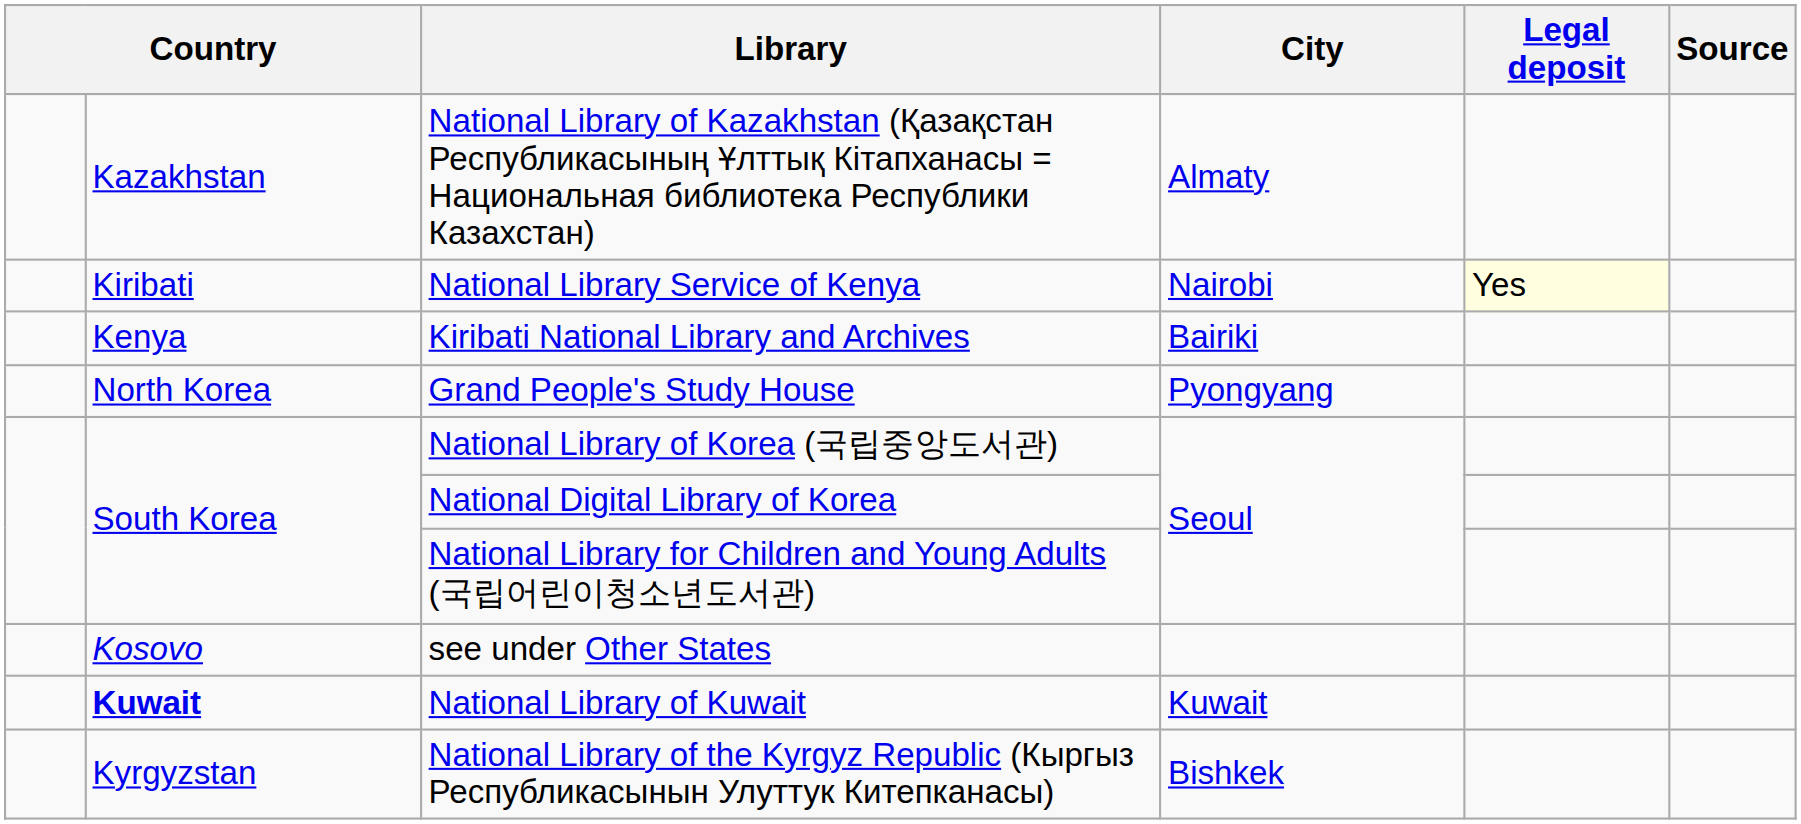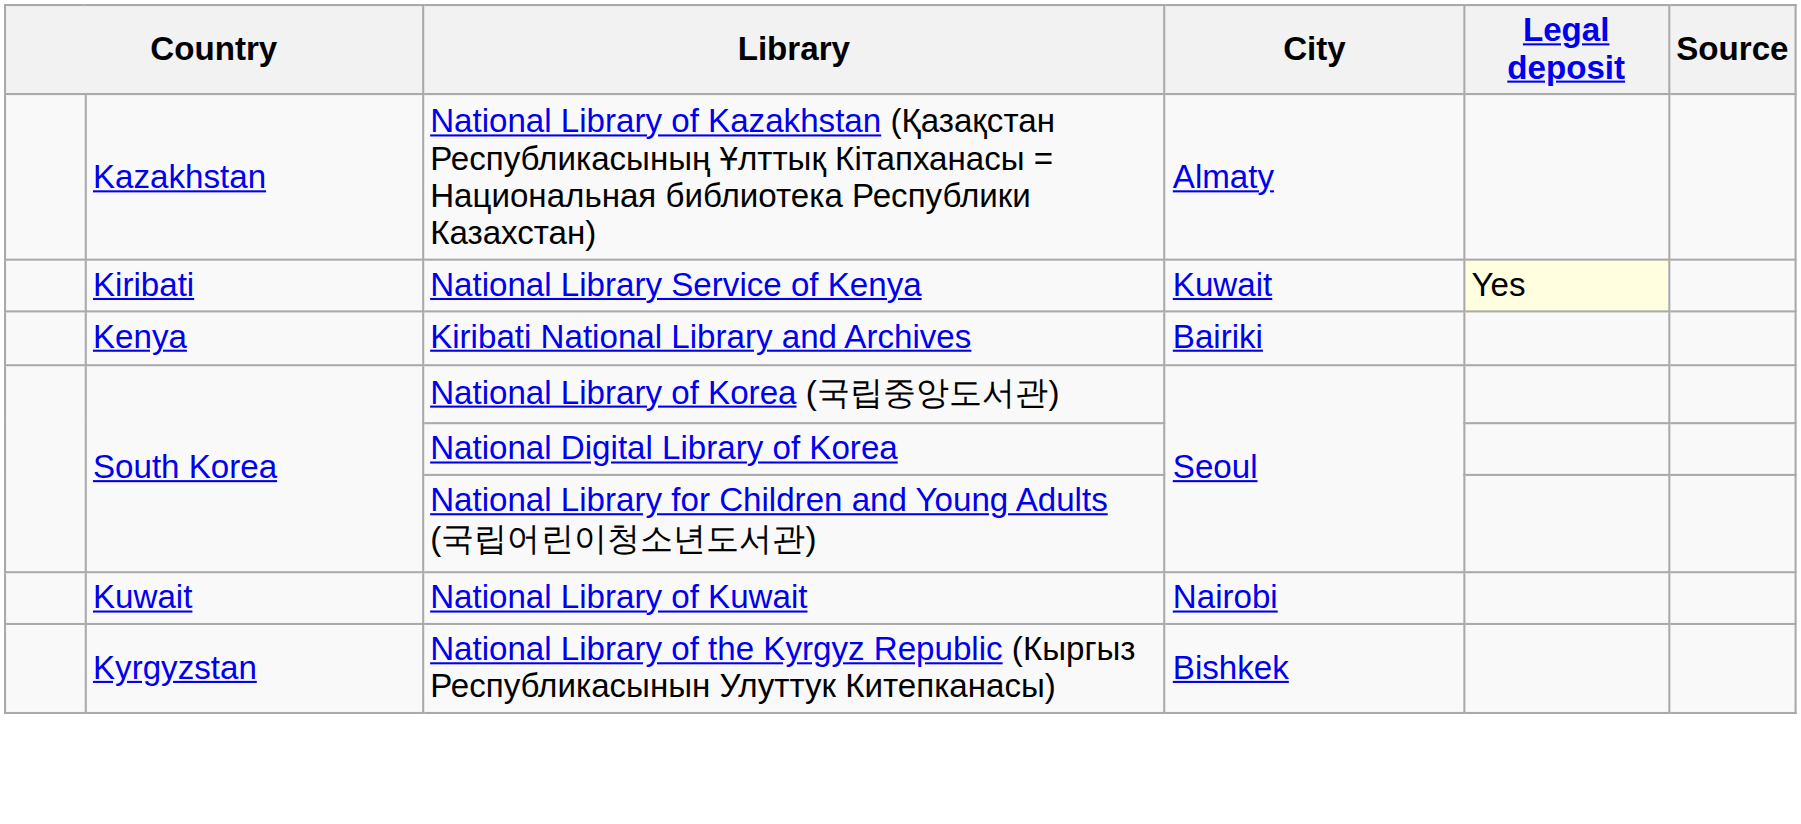(1221, 284) Nairobi -> (1223, 284) Kuwait
- row: (642, 389)
- row: (600, 649)
(147, 702) bold -> (143, 597) normal
(1218, 702) Kuwait -> (1225, 597) Nairobi
